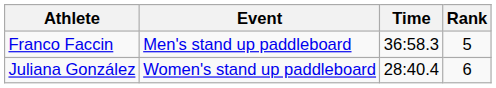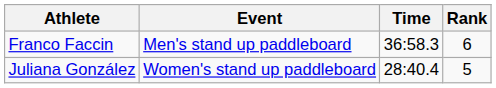(467, 44) 5 -> (467, 44) 6
(467, 70) 6 -> (467, 70) 5
